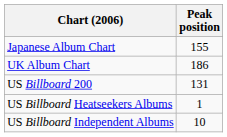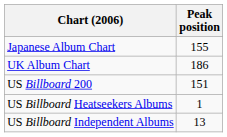(200, 84) 131 -> (200, 84) 151
(200, 122) 10 -> (200, 122) 13
